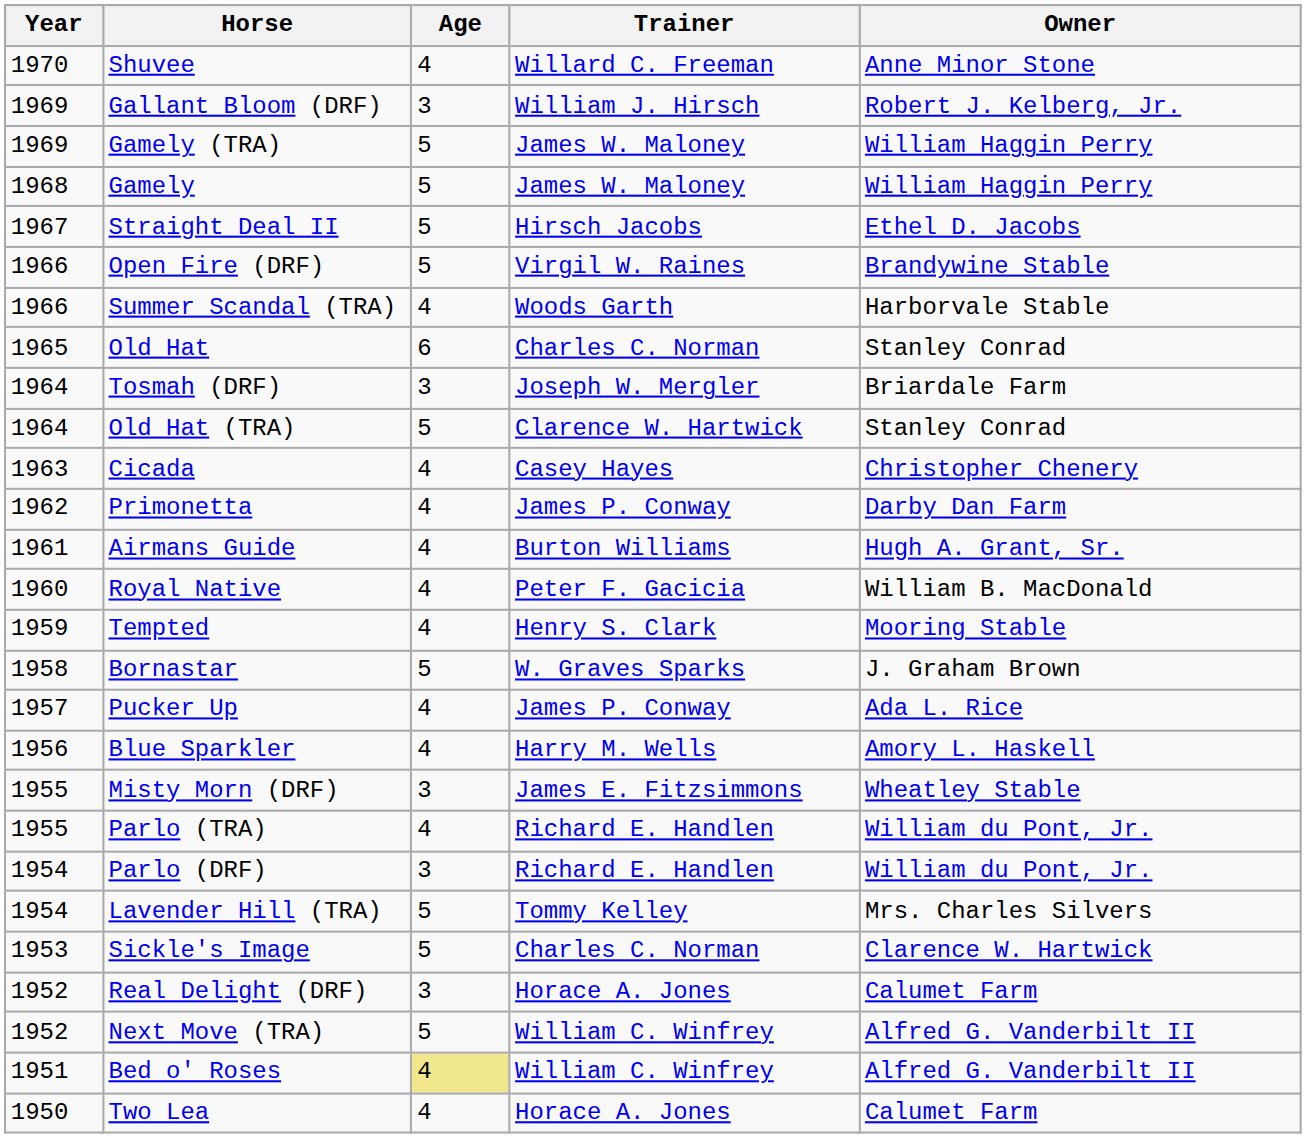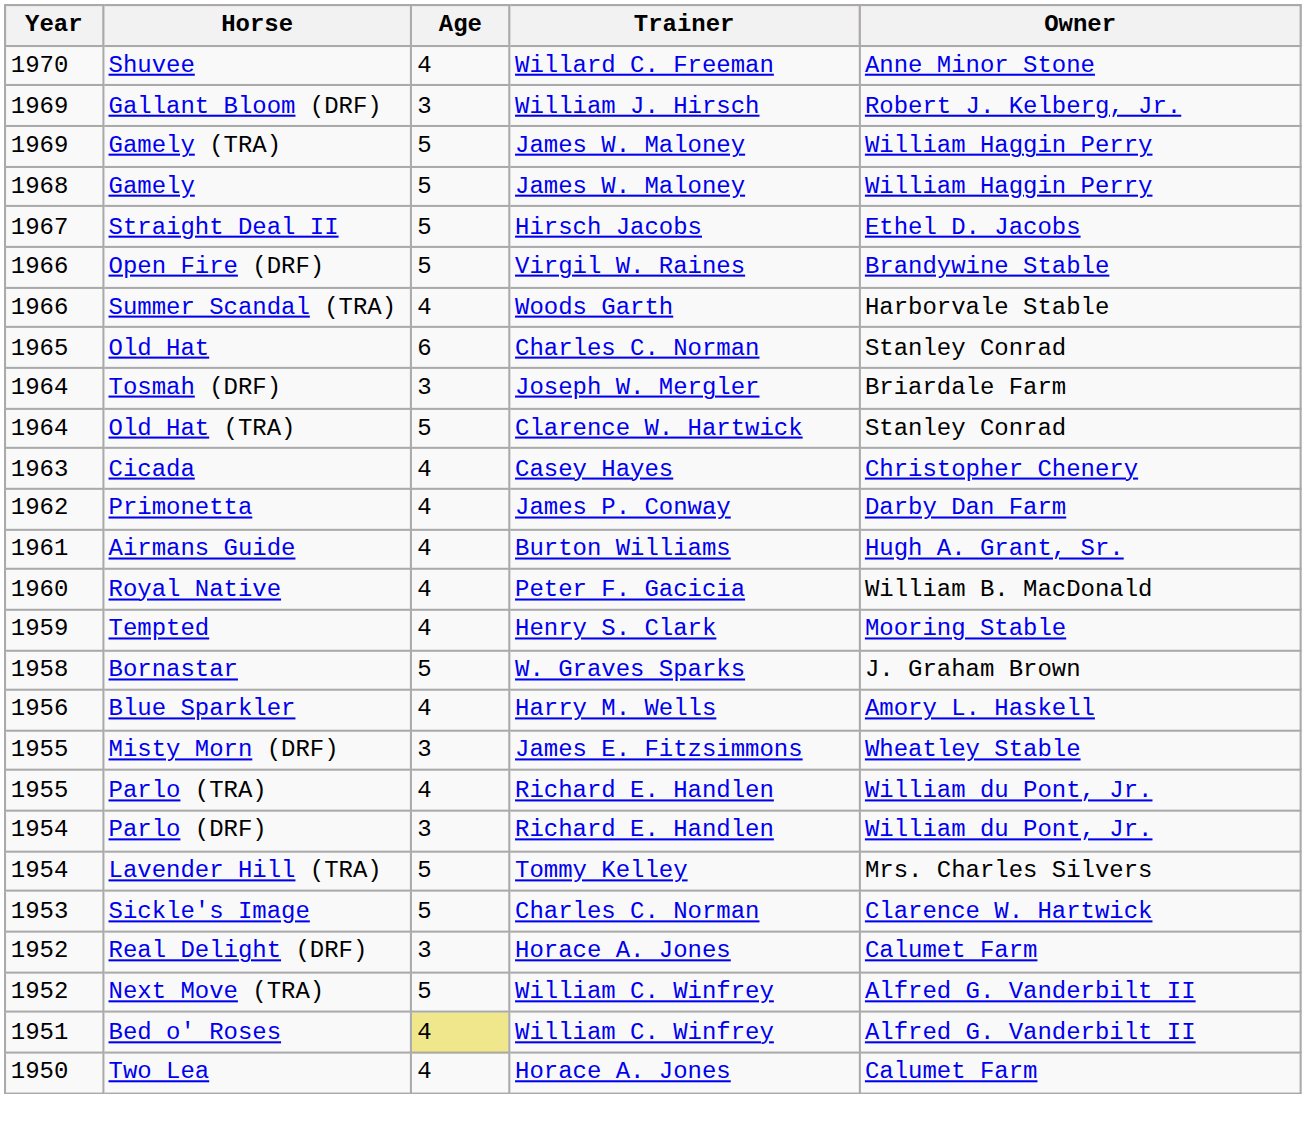- row: (173, 710)
